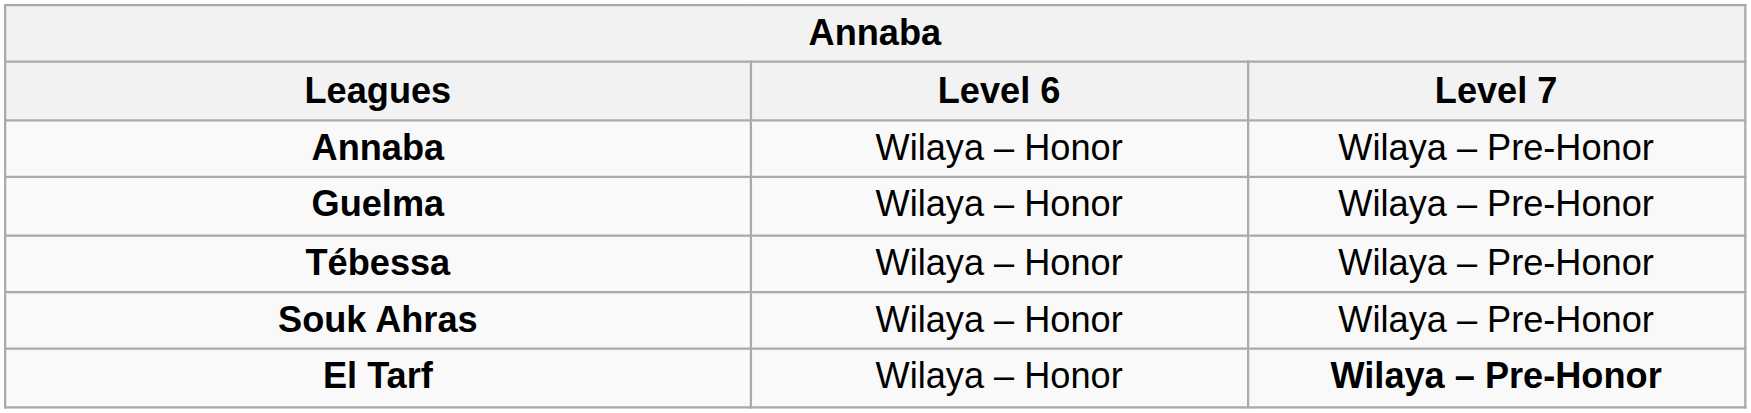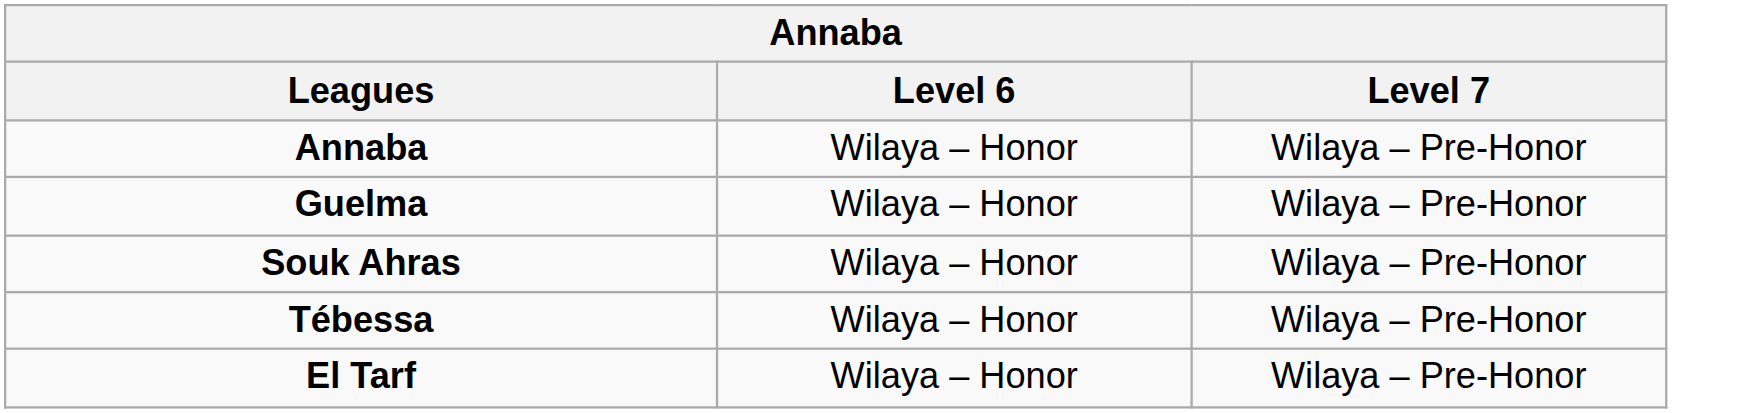rows swapped: (378, 319) <-> (378, 262)
(1496, 377) bold -> (1429, 377) normal
